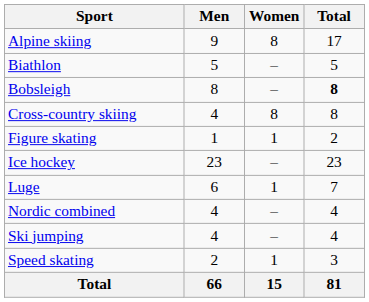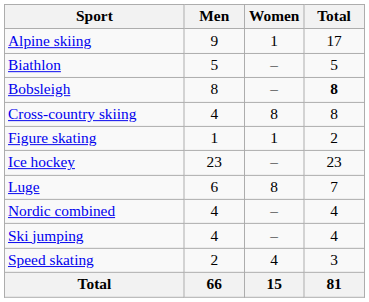(274, 41) 8 -> (274, 41) 1
(274, 187) 1 -> (274, 187) 8
(274, 260) 1 -> (274, 260) 4
